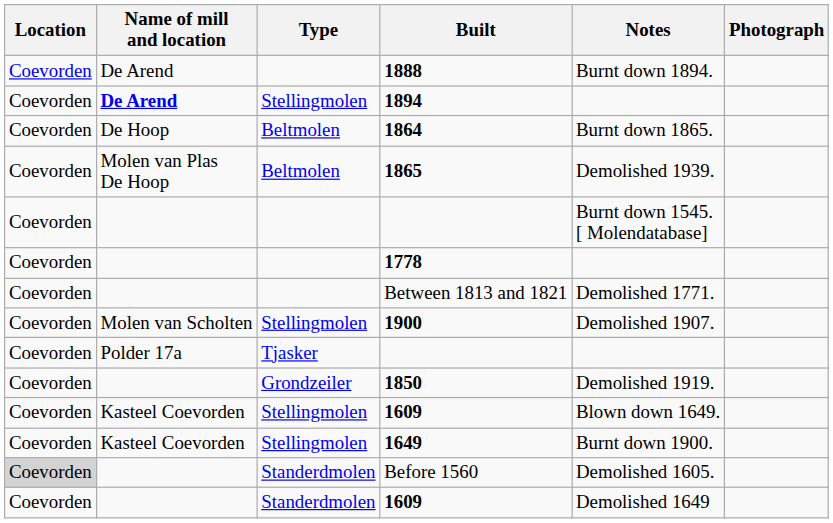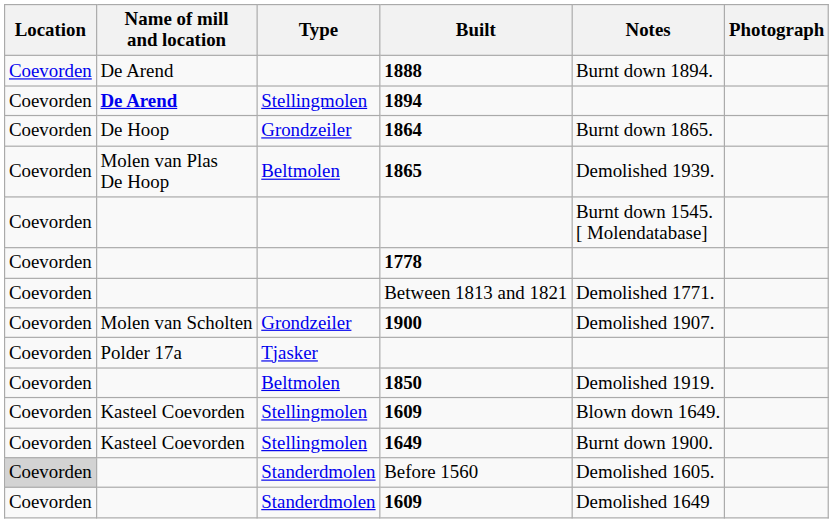(301, 130) Beltmolen -> (306, 130) Grondzeiler
(314, 322) Stellingmolen -> (306, 322) Grondzeiler
(306, 382) Grondzeiler -> (301, 382) Beltmolen
